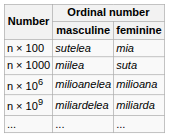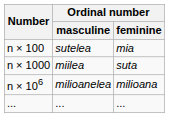- row: (82, 105)
